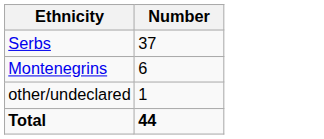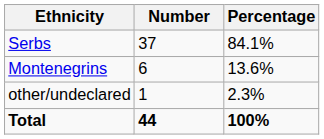+ column: (271, 17)
